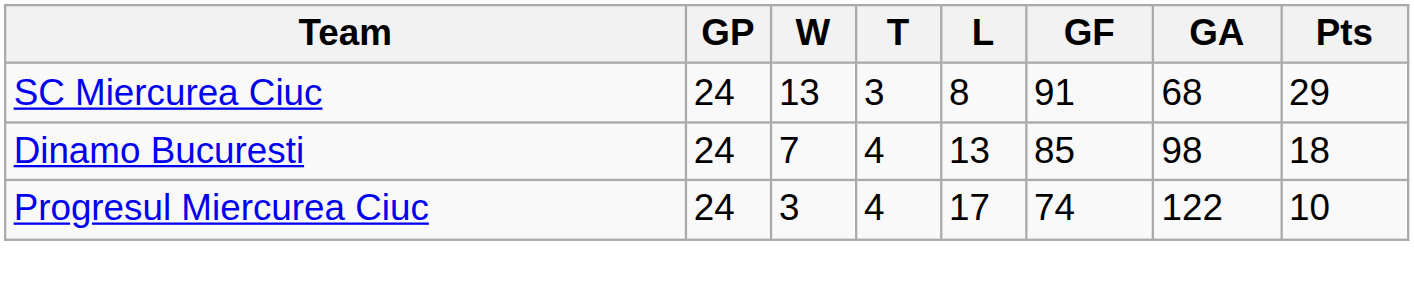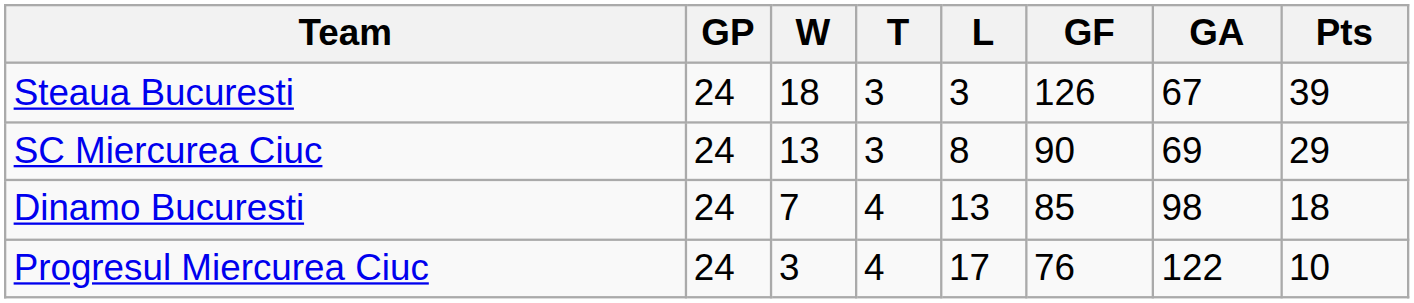+ row: (154, 92)
(1054, 92) 91 -> (1054, 150) 90
(1182, 92) 68 -> (1182, 150) 69
(1054, 208) 74 -> (1054, 267) 76
